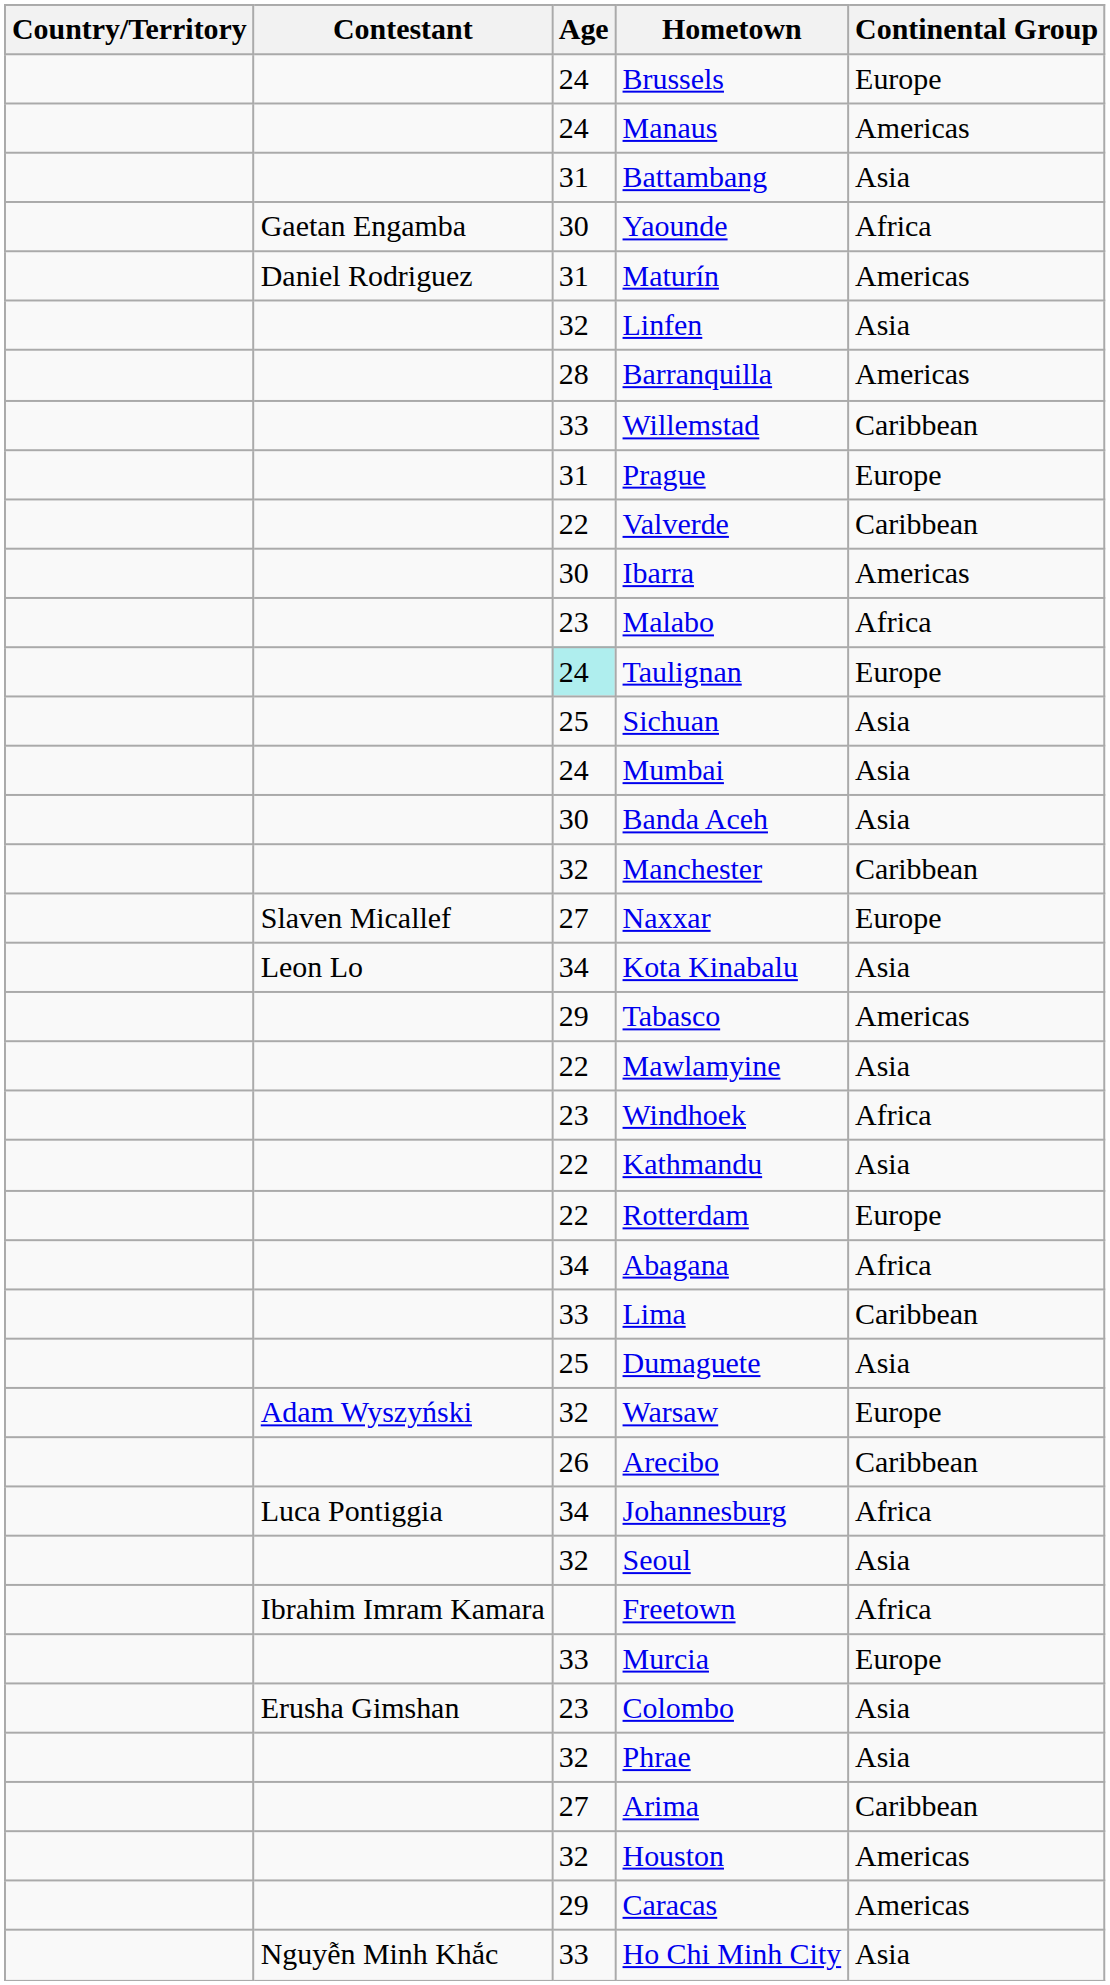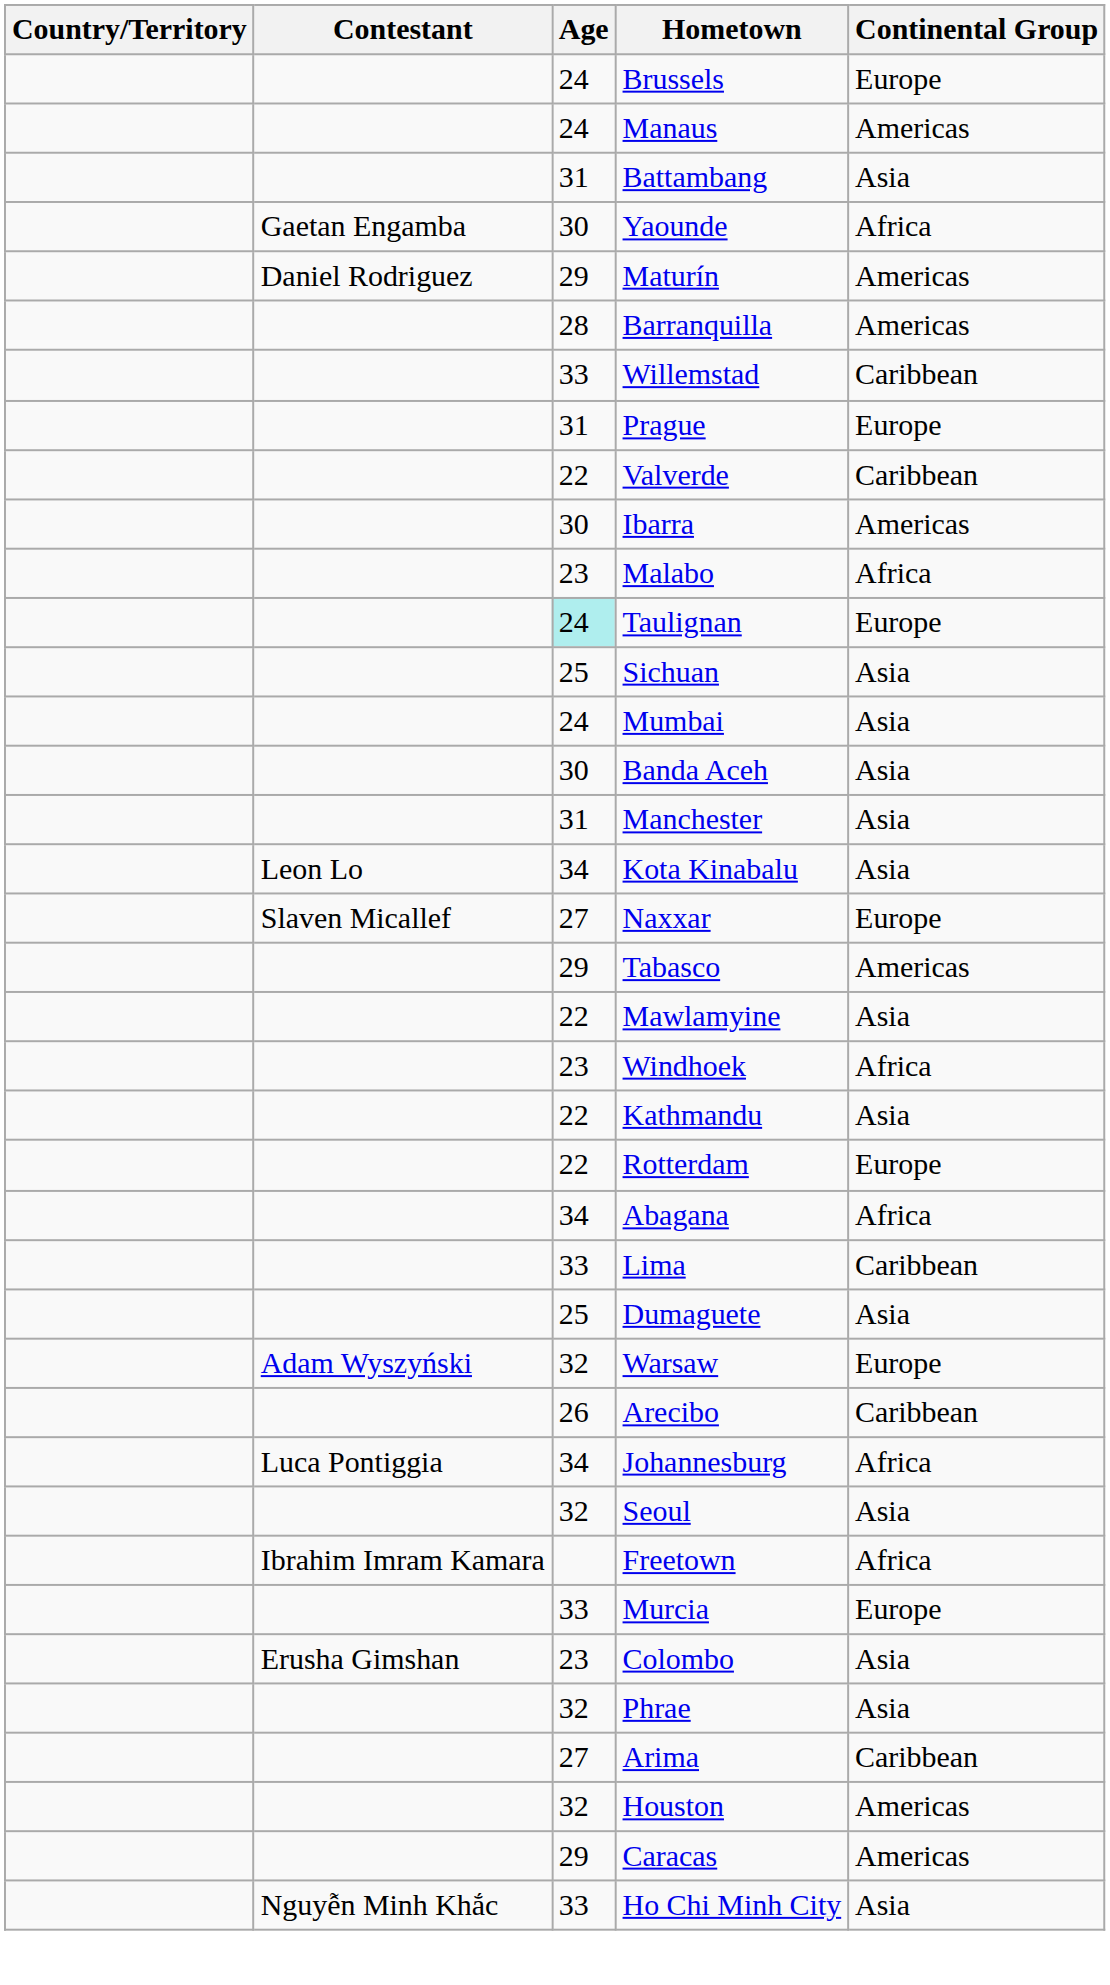(574, 276) 31 -> (574, 276) 29
- row: (662, 325)
(574, 868) 32 -> (574, 819) 31
(917, 868) Caribbean -> (883, 819) Asia
rows swapped: (710, 967) <-> (667, 918)
